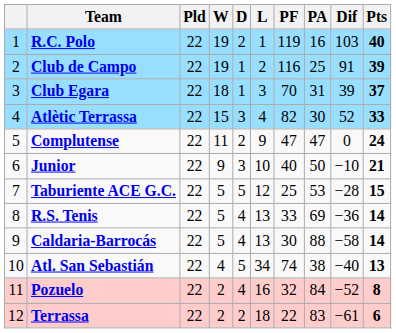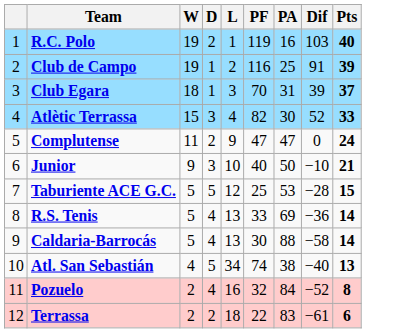- column: (194, 16)
